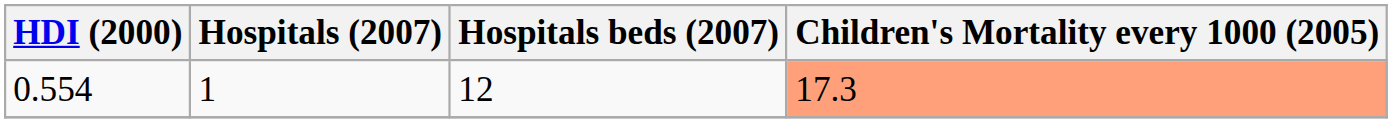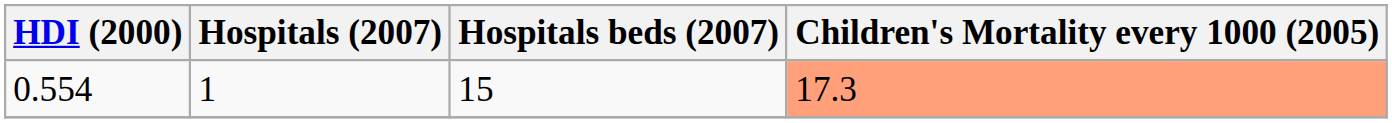(476, 88) 12 -> (476, 88) 15
